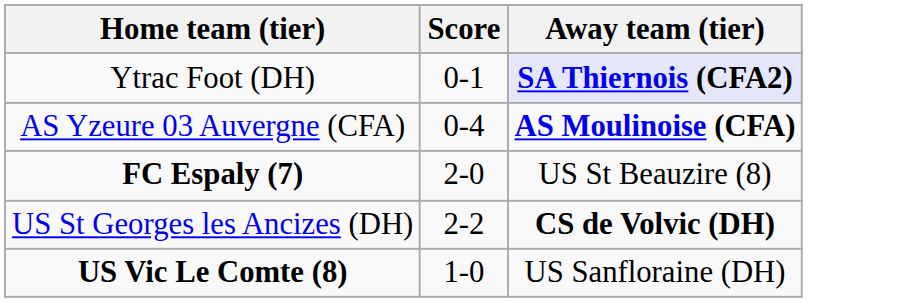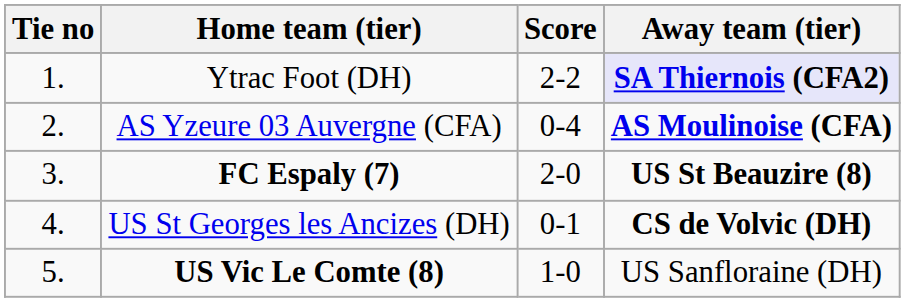+ column: (53, 28)
(464, 77) 0-1 -> (560, 77) 2-2
(655, 175) normal -> (751, 175) bold
(464, 223) 2-2 -> (560, 223) 0-1
